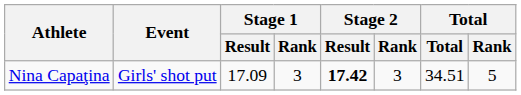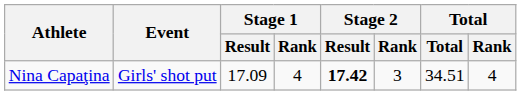(297, 75) 3 -> (297, 75) 4
(492, 75) 5 -> (492, 75) 4
